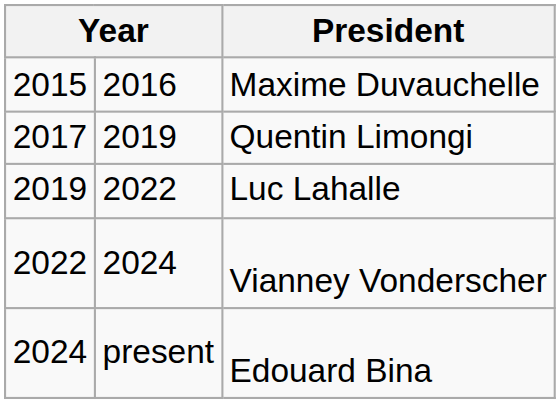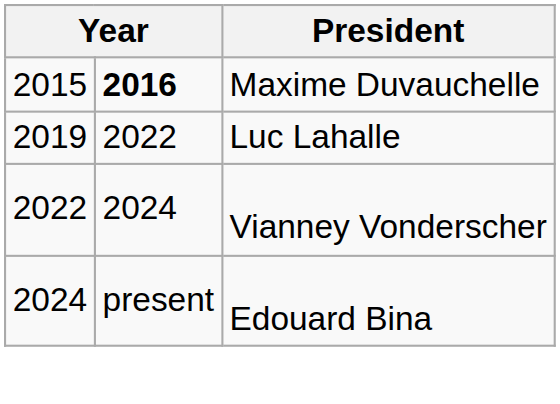(140, 84) normal -> (140, 84) bold
- row: (351, 137)
